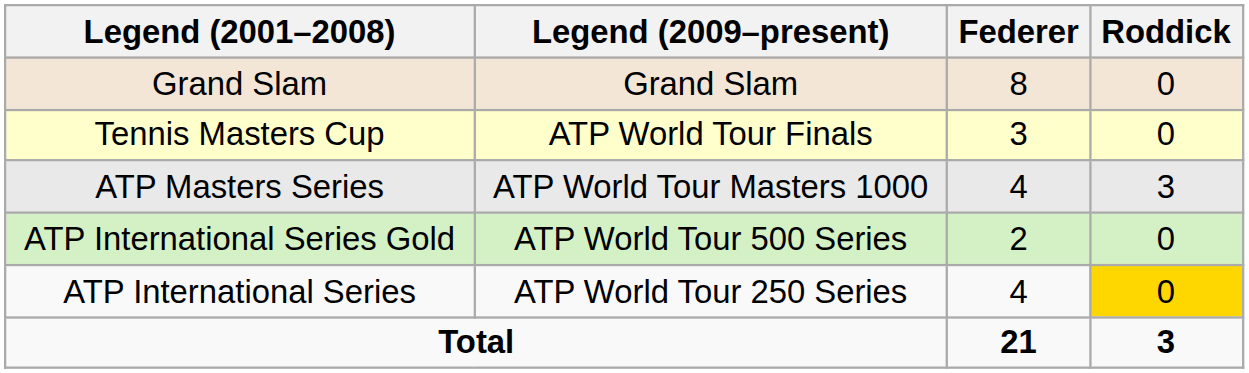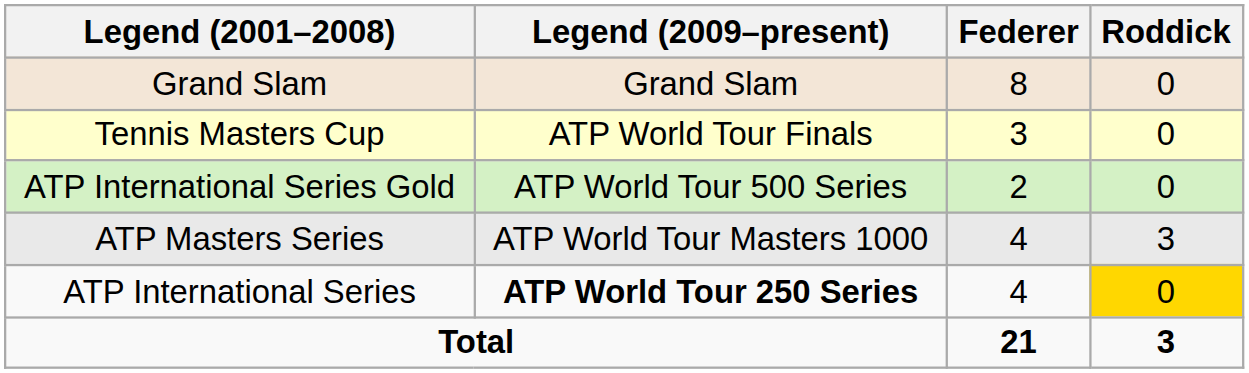rows swapped: (240, 187) <-> (240, 239)
(711, 291) normal -> (711, 291) bold
